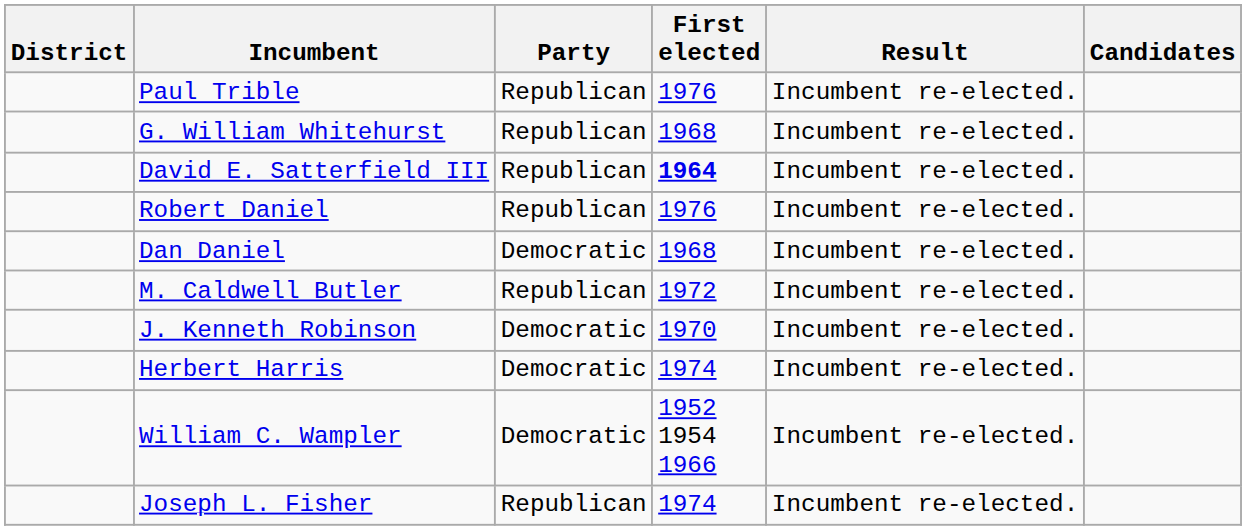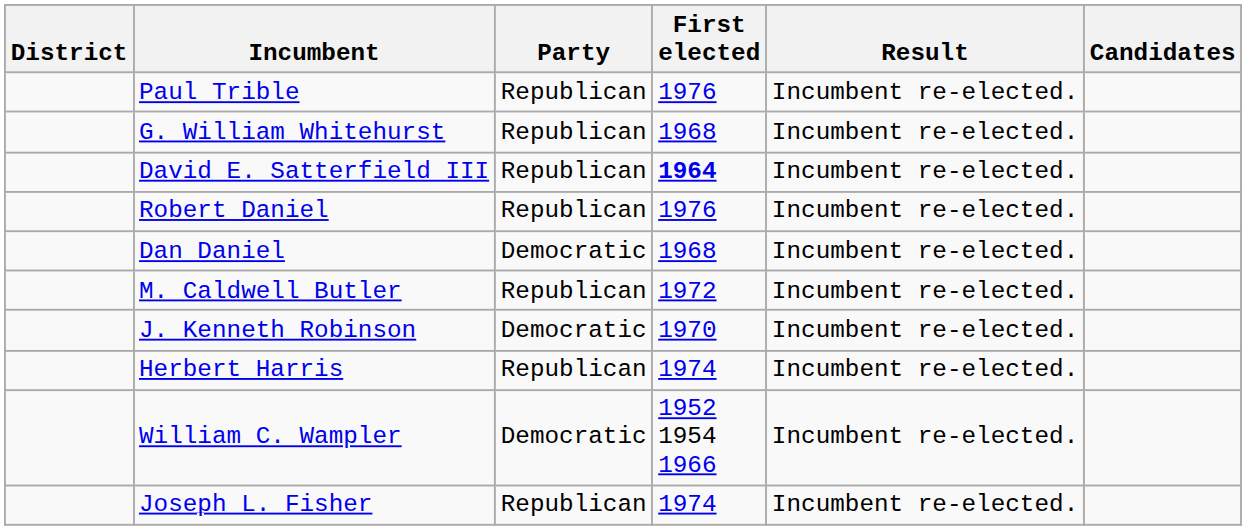(574, 370) Democratic -> (574, 370) Republican
